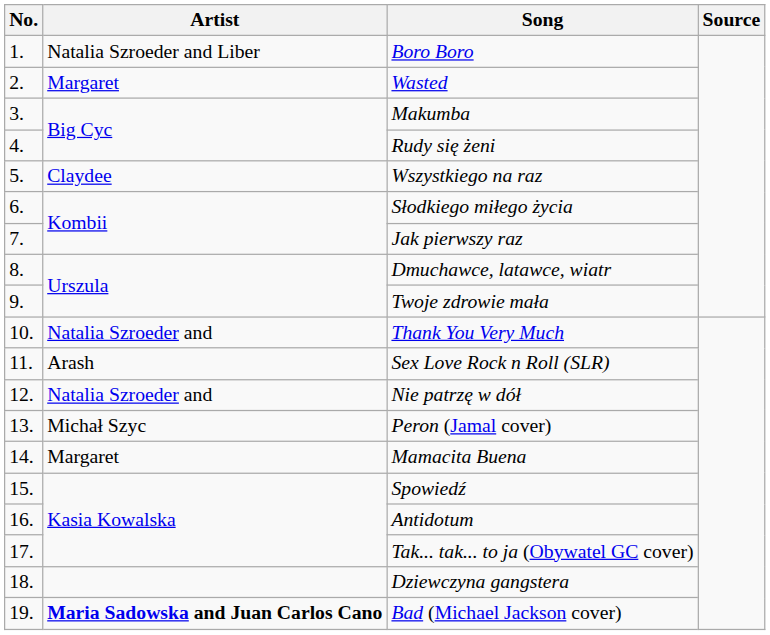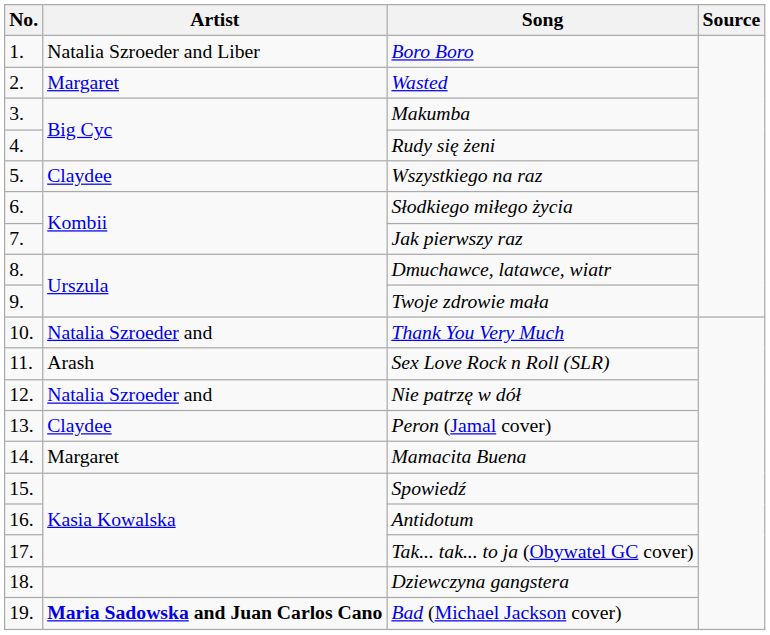(97, 425) Michał Szyc -> (79, 425) Claydee
